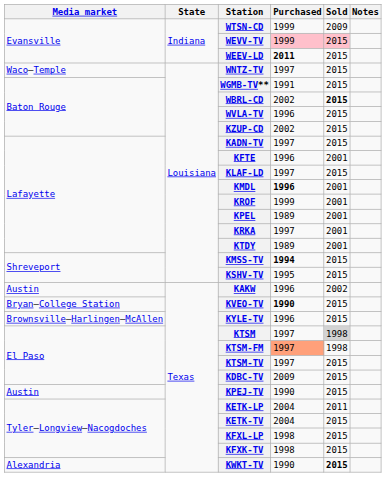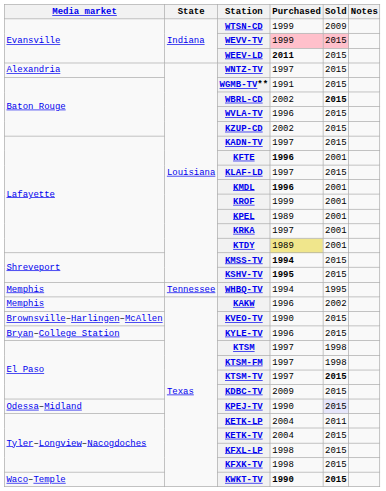(36, 70) Waco–Temple -> (33, 70) Alexandria
(284, 158) normal -> (283, 158) bold
(284, 246) no background -> (283, 246) khaki background
(284, 275) normal -> (283, 275) bold
+ row: (244, 289)
(23, 289) Austin -> (25, 304) Memphis
(63, 304) Bryan–College Station -> (85, 319) Brownsville–Harlingen–McAllen
(284, 304) bold -> (283, 319) normal
(85, 319) Brownsville–Harlingen–McAllen -> (63, 333) Bryan–College Station
(337, 333) lightgrey background -> (336, 348) no background
(284, 348) lightsalmon background -> (283, 363) no background
(337, 363) normal -> (336, 377) bold
(23, 392) Austin -> (44, 406) Odessa–Midland
(337, 392) no background -> (336, 406) lavender background
(33, 465) Alexandria -> (36, 479) Waco–Temple
(284, 465) normal -> (283, 479) bold
